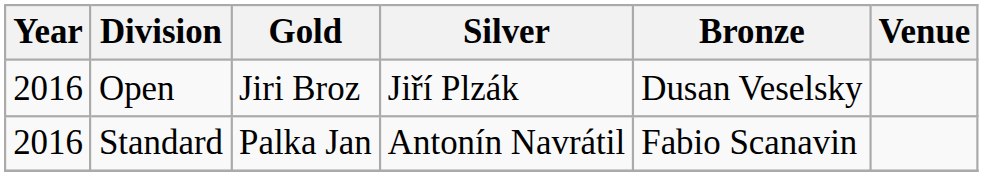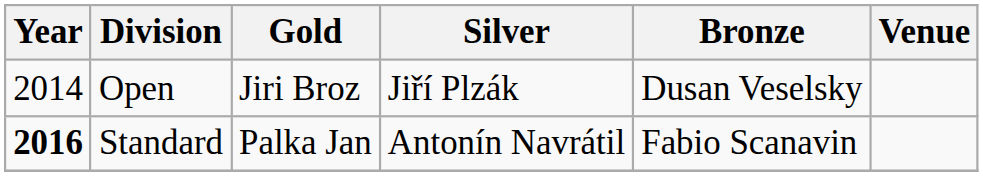(48, 87) 2016 -> (48, 87) 2014
(48, 142) normal -> (48, 142) bold
